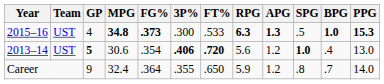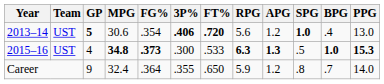rows swapped: (27, 50) <-> (27, 32)
